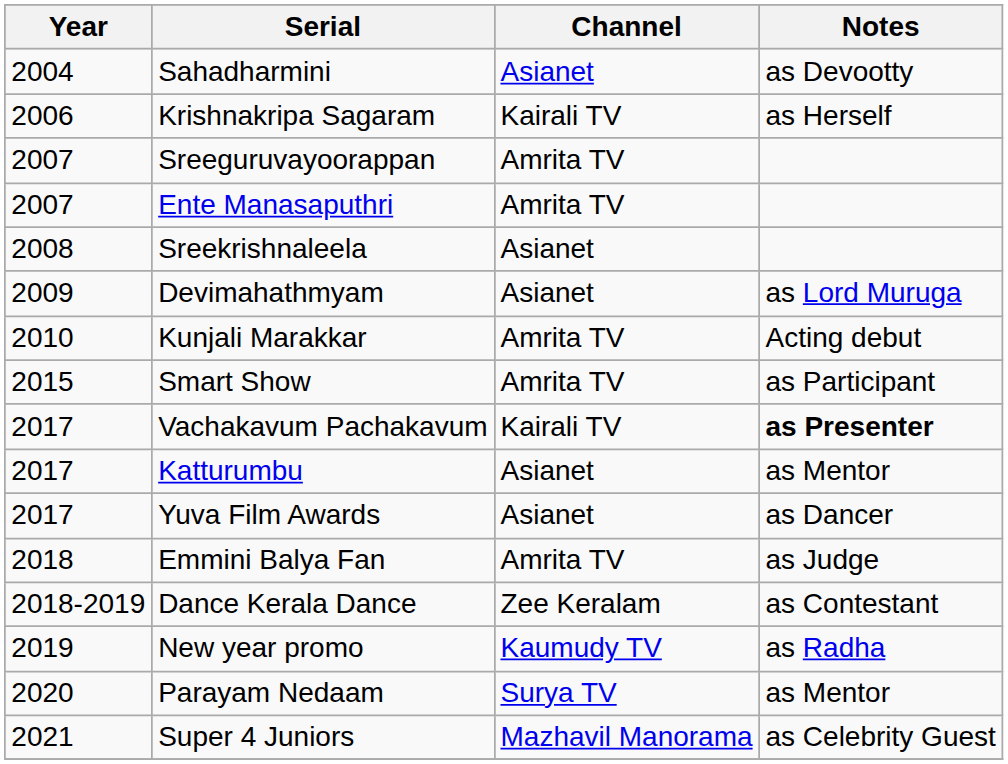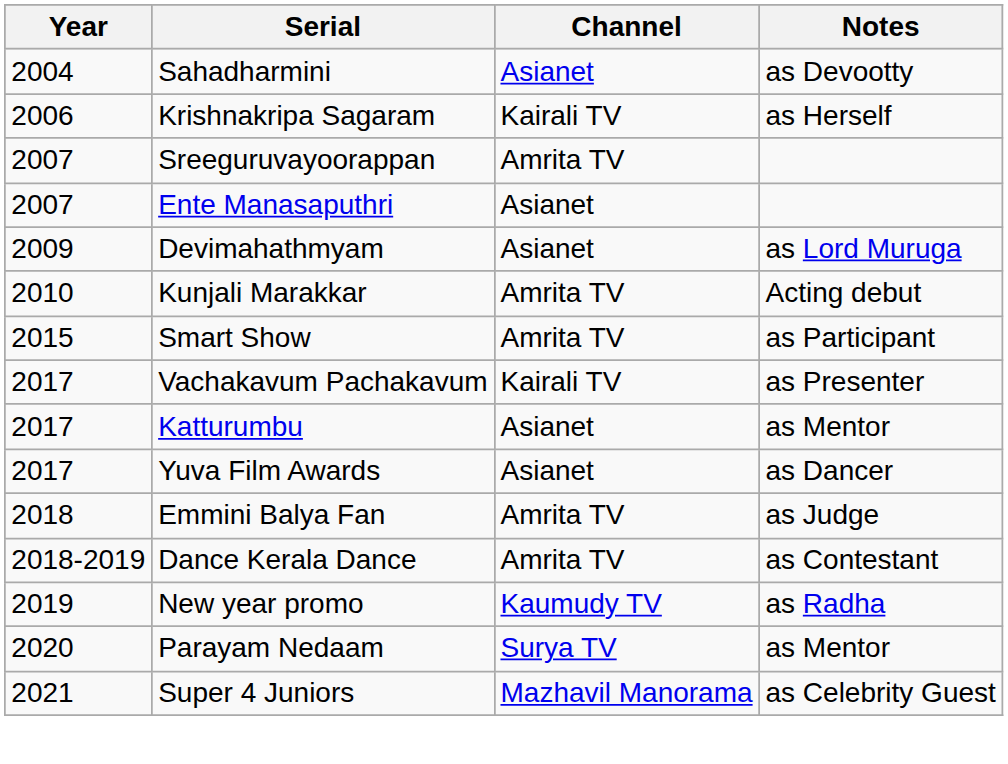(562, 204) Amrita TV -> (547, 204) Asianet
- row: (262, 248)
(850, 426) bold -> (845, 381) normal
(581, 603) Zee Keralam -> (562, 559) Amrita TV
